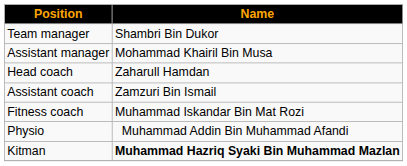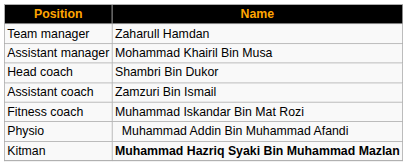(167, 33) Shambri Bin Dukor -> (162, 33) Zaharull Hamdan
(162, 72) Zaharull Hamdan -> (167, 72) Shambri Bin Dukor
